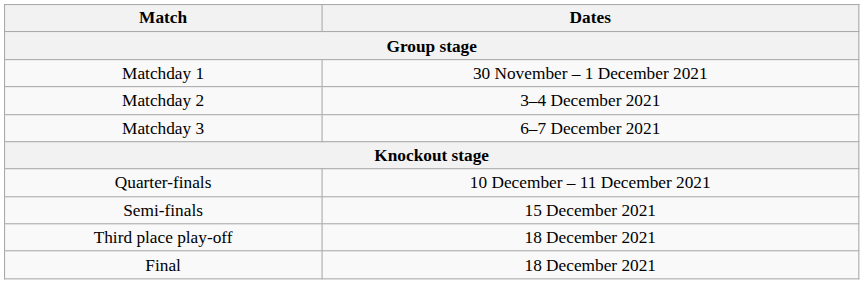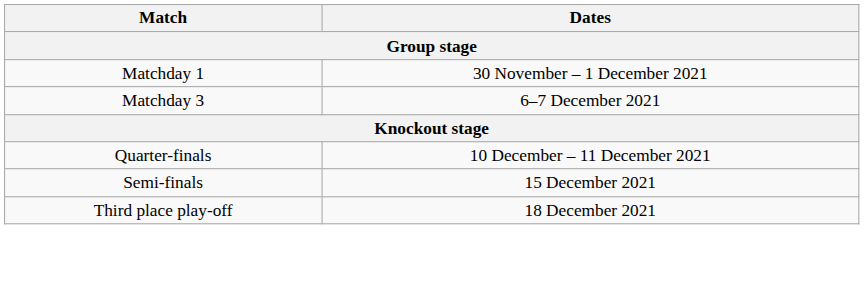- row: (163, 100)
- row: (163, 264)
